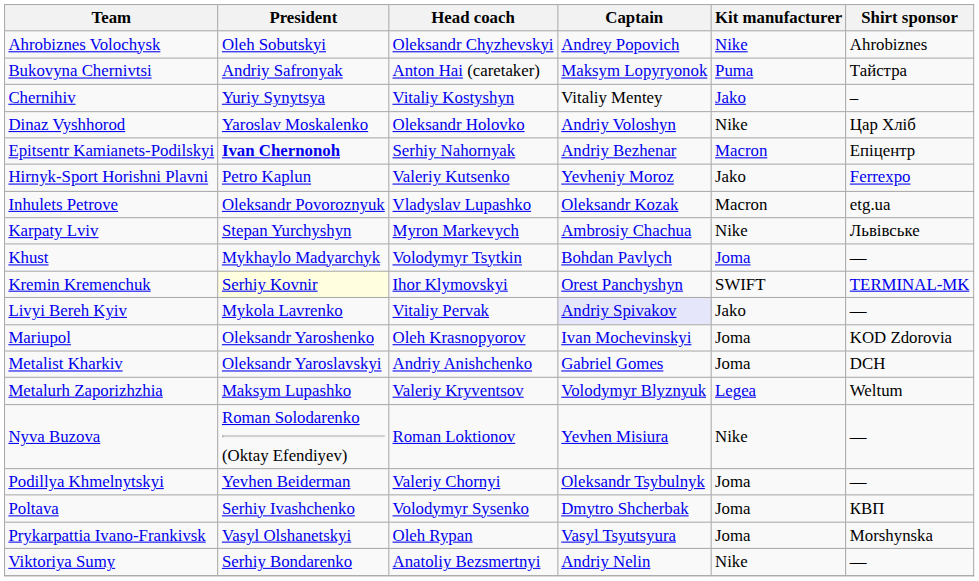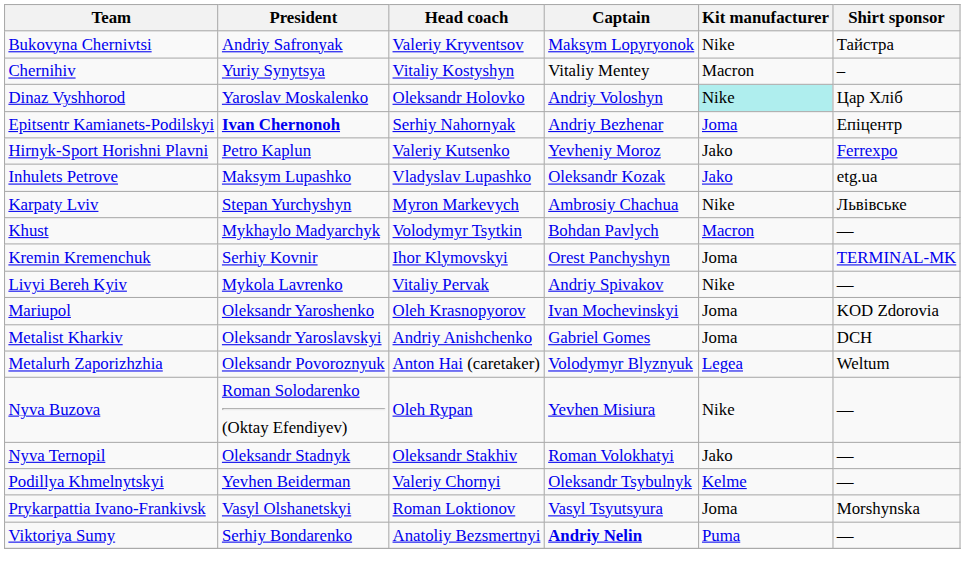- row: (84, 44)
(466, 71) Anton Hai (caretaker) -> (458, 44) Valeriy Kryventsov
(734, 71) Puma -> (718, 44) Nike
(730, 97) Jako -> (728, 71) Macron
(731, 124) no background -> (718, 97) paleturquoise background
(741, 151) Macron -> (720, 124) Joma
(303, 204) Oleksandr Povoroznyuk -> (287, 177) Maksym Lupashko
(741, 204) Macron -> (717, 177) Jako
(733, 257) Joma -> (728, 230) Macron
(270, 284) lightyellow background -> (270, 257) no background
(740, 284) SWIFT -> (720, 257) Joma
(619, 310) lavender background -> (606, 284) no background
(730, 310) Jako -> (718, 284) Nike
(287, 390) Maksym Lupashko -> (303, 364) Oleksandr Povoroznyuk
(458, 390) Valeriy Kryventsov -> (466, 364) Anton Hai (caretaker)
(454, 436) Roman Loktionov -> (433, 409) Oleh Rypan
+ row: (57, 455)
(733, 481) Joma -> (724, 481) Kelme
- row: (34, 508)
(433, 535) Oleh Rypan -> (454, 508) Roman Loktionov
(606, 561) normal -> (595, 535) bold
(731, 561) Nike -> (721, 535) Puma
